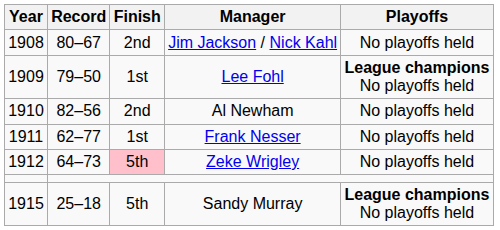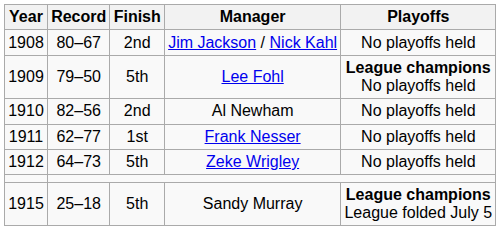(137, 76) 1st -> (137, 76) 5th
(137, 162) pink background -> (137, 162) no background
(417, 203) League champions No playoffs held -> (418, 203) League champions League folded July 5
